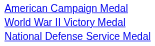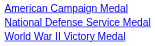rows swapped: (65, 22) <-> (78, 37)
